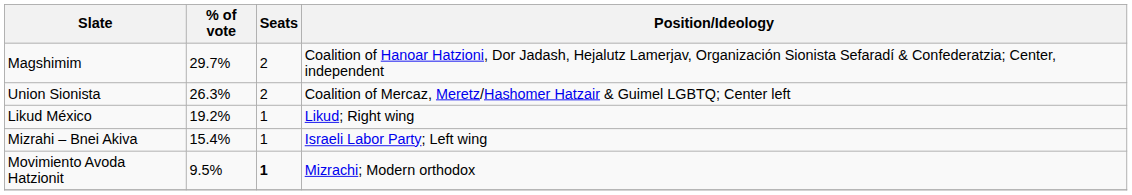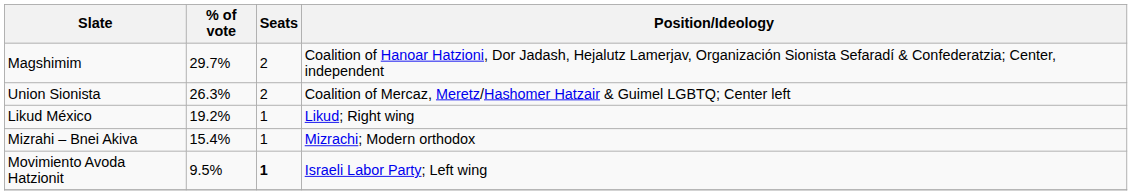(396, 139) Israeli Labor Party; Left wing -> (390, 139) Mizrachi; Modern orthodox
(390, 170) Mizrachi; Modern orthodox -> (396, 170) Israeli Labor Party; Left wing
